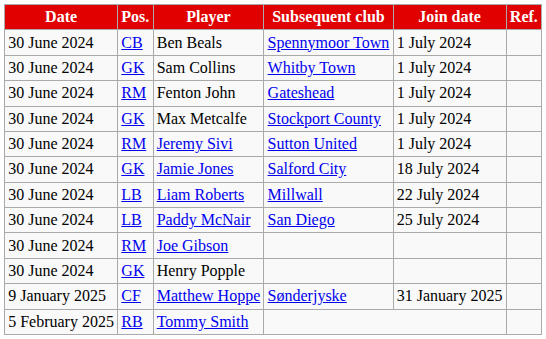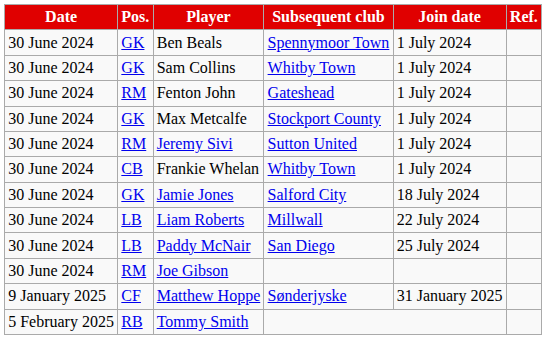(132, 42) CB -> (133, 42) GK
+ row: (208, 169)
- row: (201, 270)
